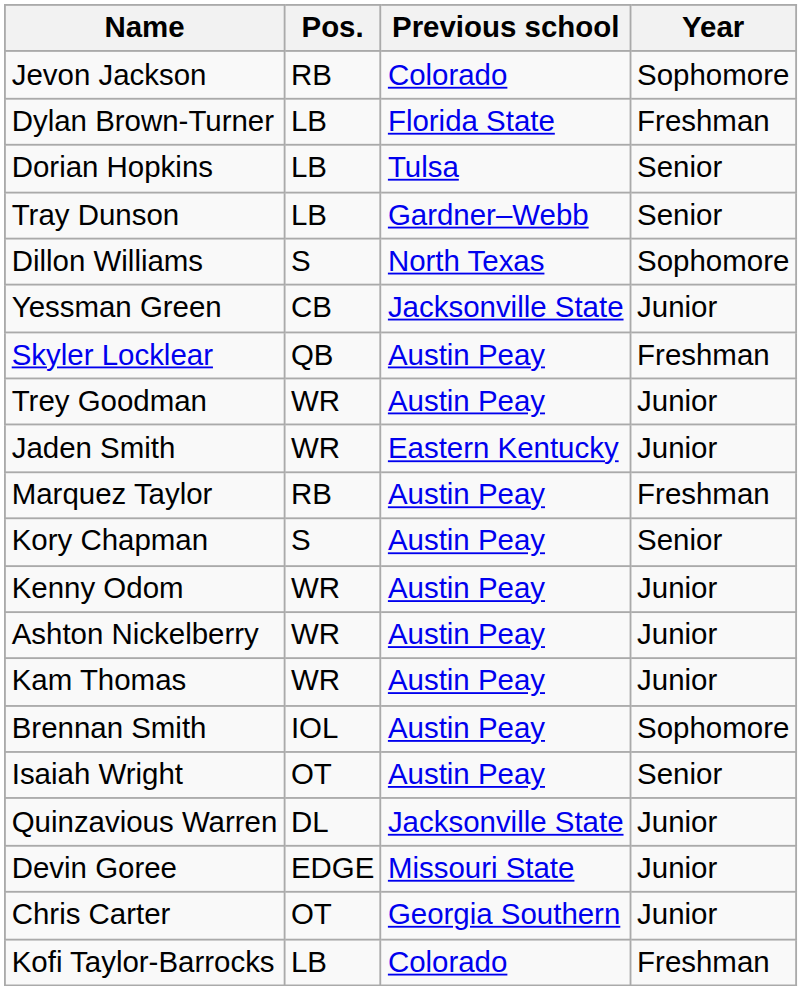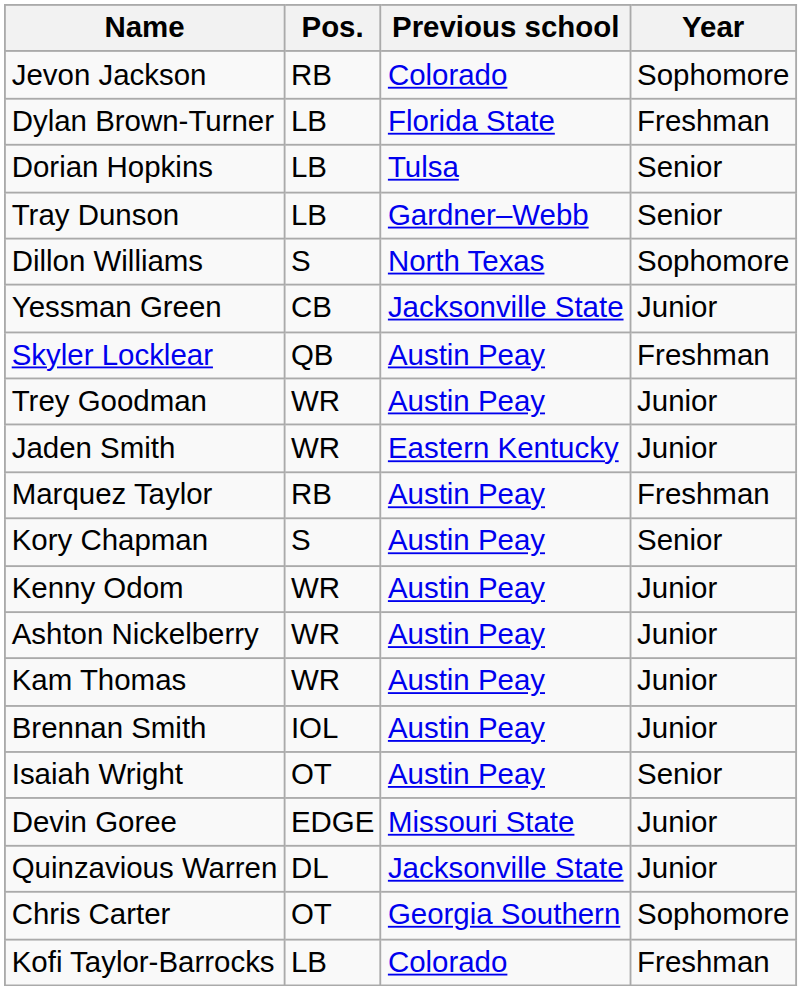(713, 728) Sophomore -> (677, 728) Junior
rows swapped: (94, 868) <-> (145, 821)
(677, 914) Junior -> (713, 914) Sophomore
